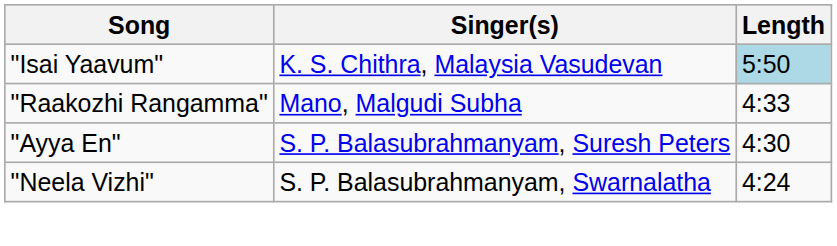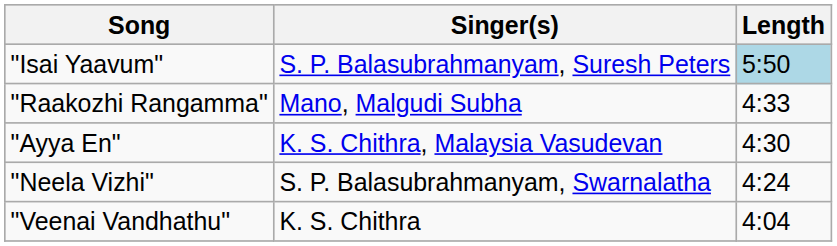(471, 64) K. S. Chithra, Malaysia Vasudevan -> (505, 64) S. P. Balasubrahmanyam, Suresh Peters
(505, 143) S. P. Balasubrahmanyam, Suresh Peters -> (471, 143) K. S. Chithra, Malaysia Vasudevan
+ row: (120, 222)
